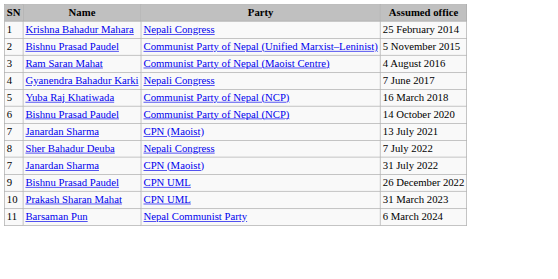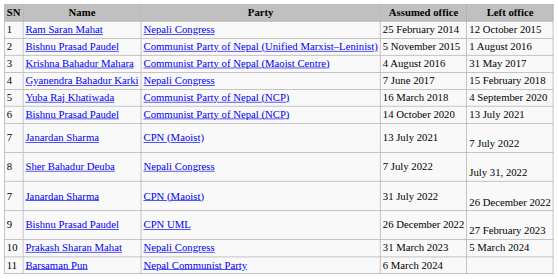+ column: (510, 13)
(80, 30) Krishna Bahadur Mahara -> (64, 30) Ram Saran Mahat
(64, 64) Ram Saran Mahat -> (80, 64) Krishna Bahadur Mahara
(167, 200) CPN UML -> (179, 248) Nepali Congress
